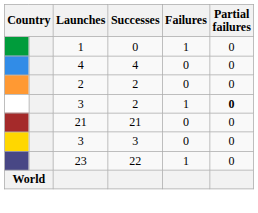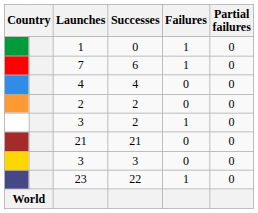+ row: (81, 65)
(232, 103) bold -> (232, 122) normal
